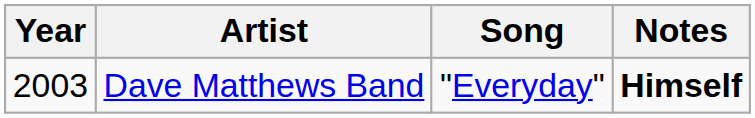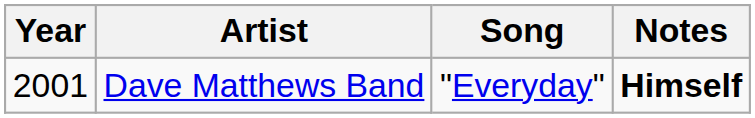(50, 84) 2003 -> (50, 84) 2001
